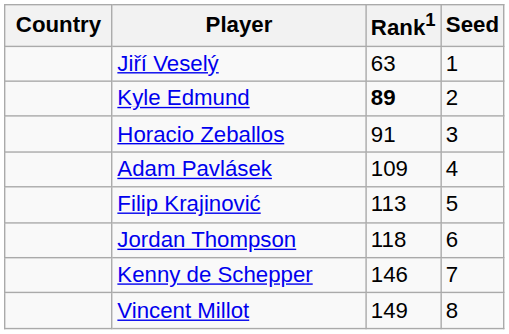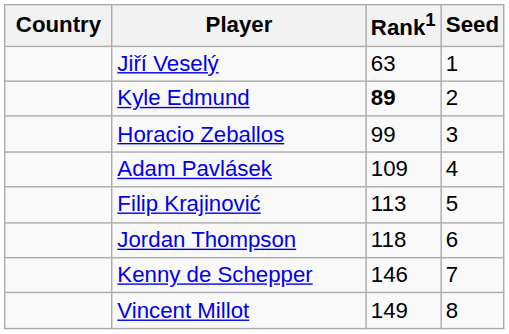(383, 133) 91 -> (383, 133) 99
